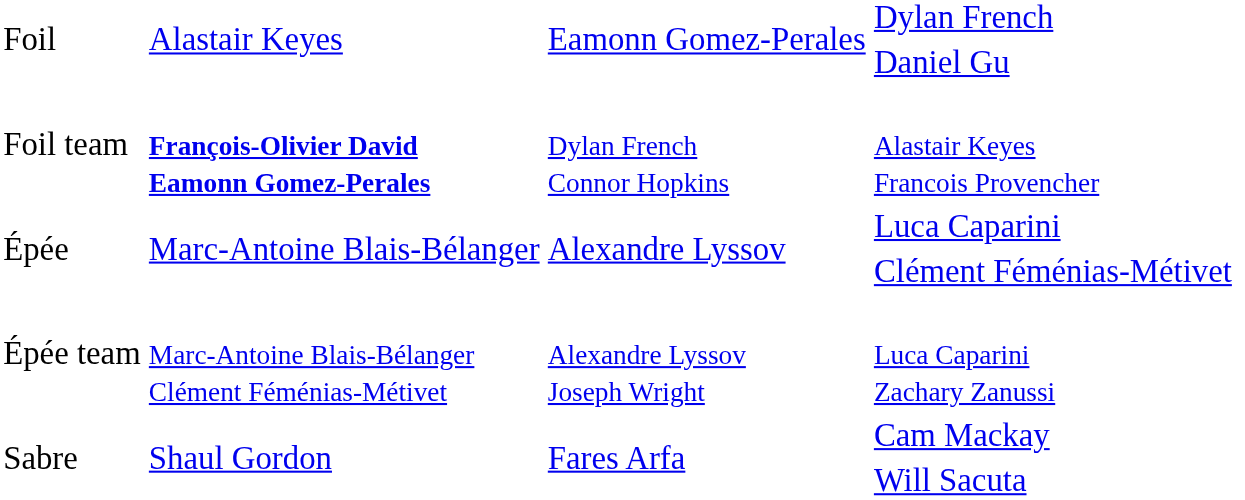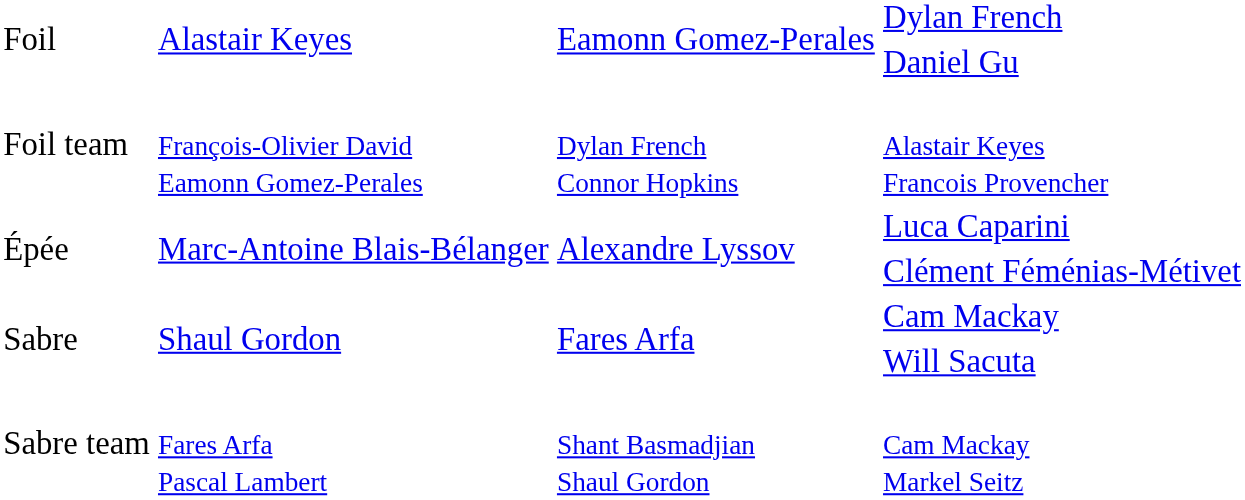(290, 162) bold -> (290, 164) normal
- row: (965, 373)
+ row: (956, 463)
